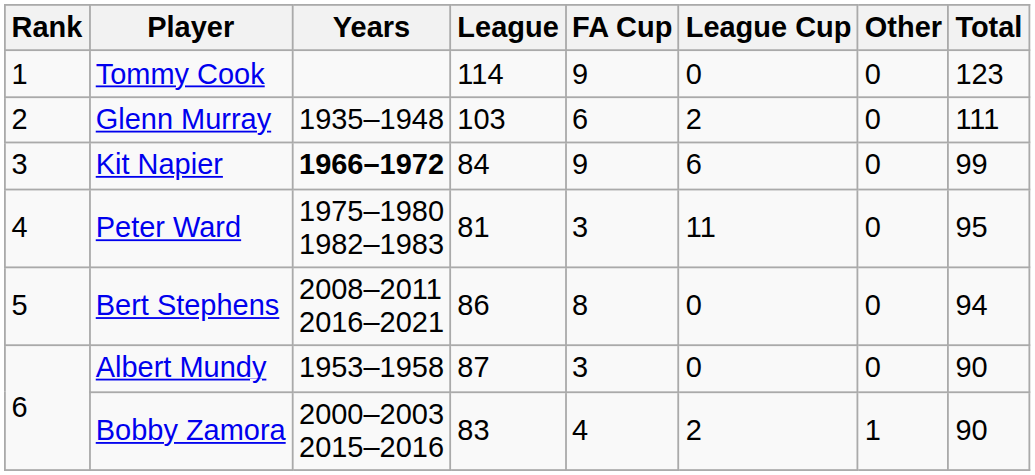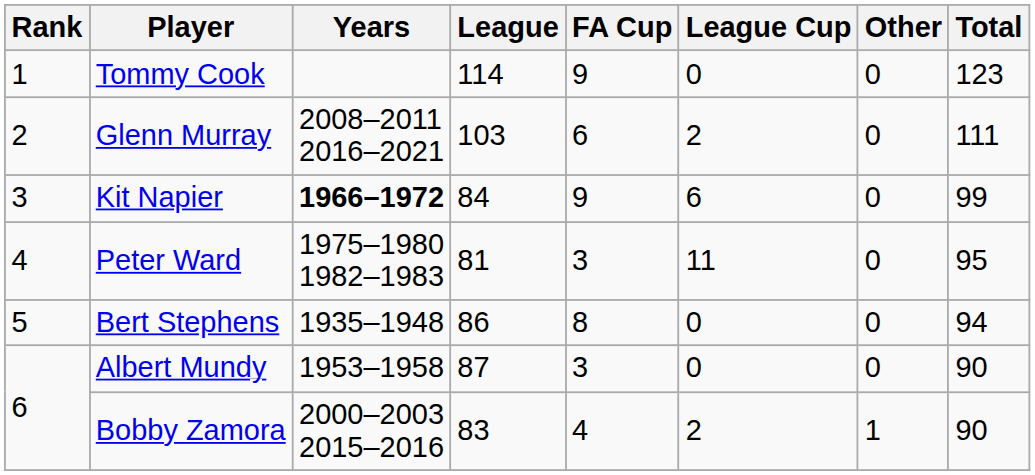(372, 119) 1935–1948 -> (372, 135) 2008–2011 2016–2021
(372, 305) 2008–2011 2016–2021 -> (372, 322) 1935–1948
